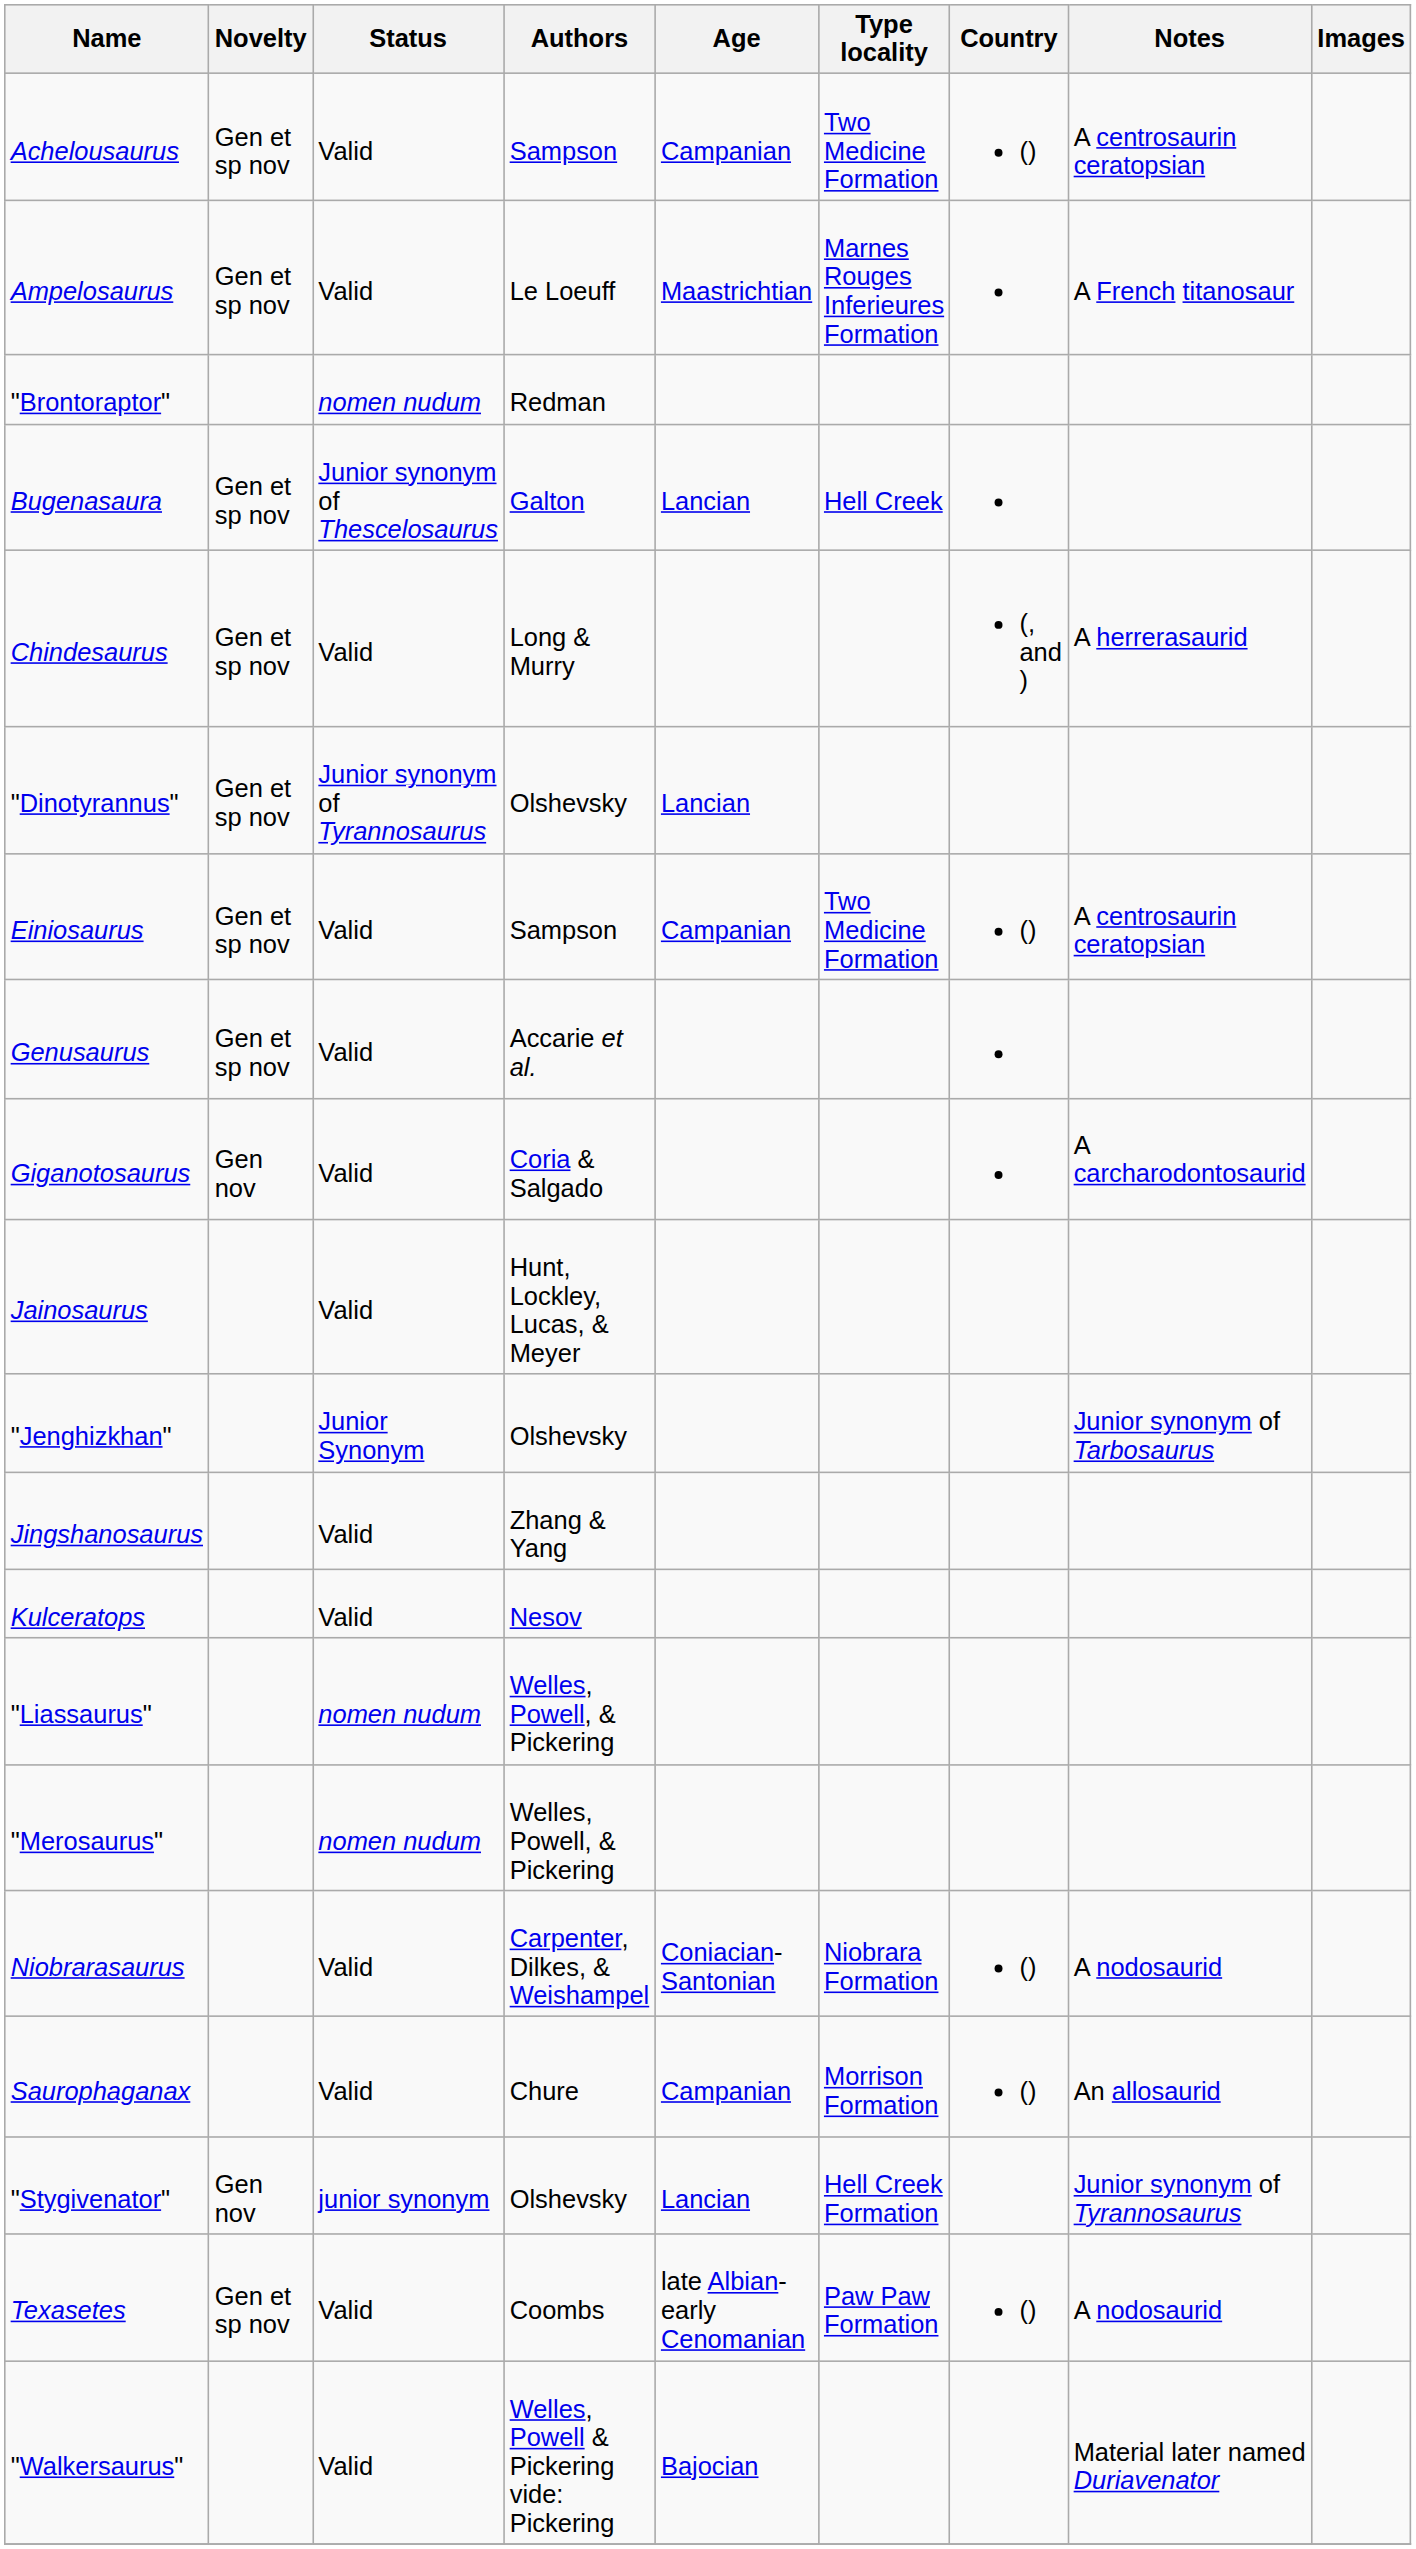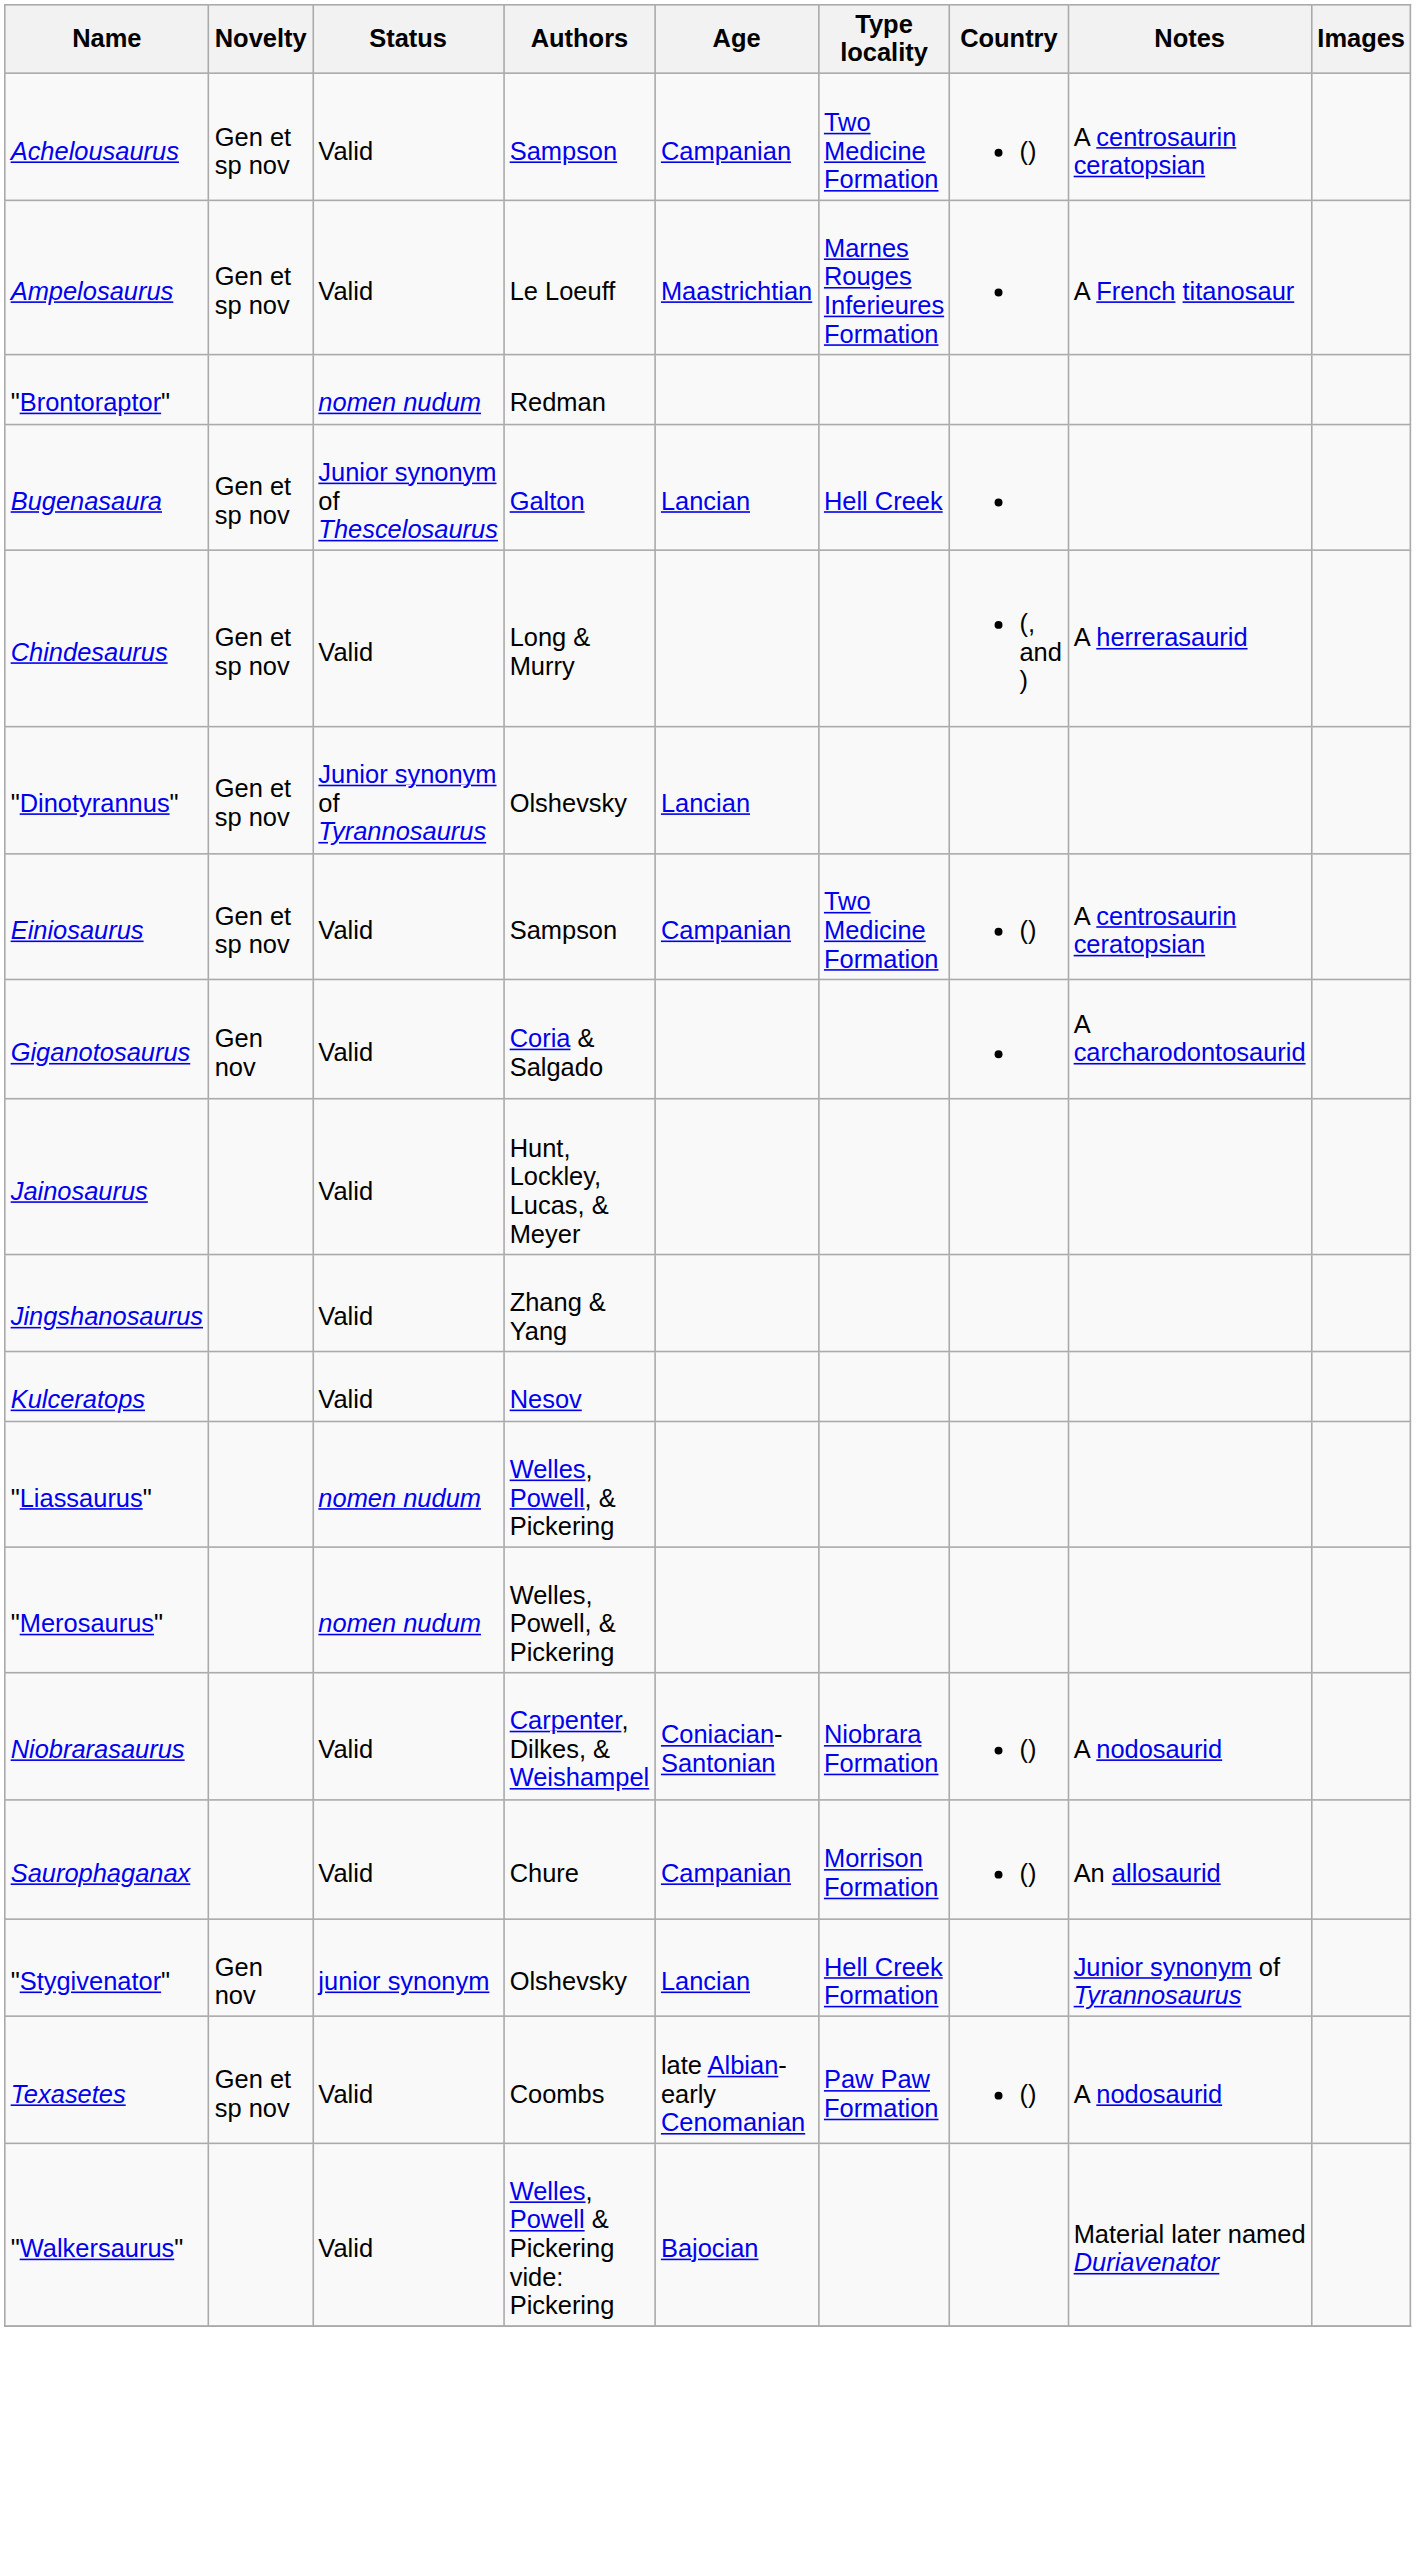- row: (80, 1053)
- row: (91, 1436)
